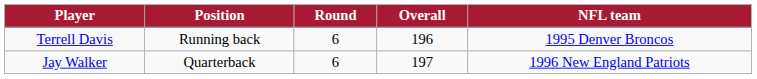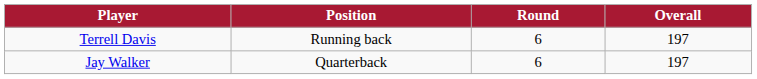- column: (609, 16)
(422, 39) 196 -> (678, 39) 197
